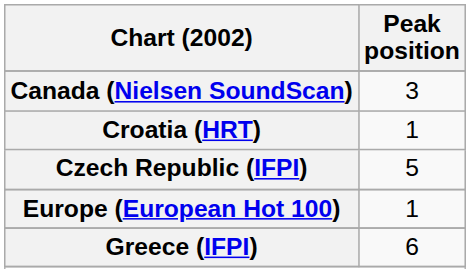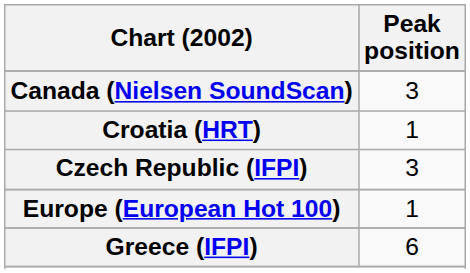(412, 168) 5 -> (412, 168) 3
